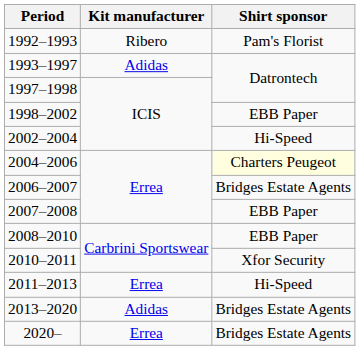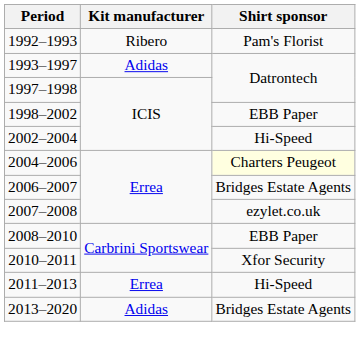(283, 211) EBB Paper -> (283, 211) ezylet.co.uk
- row: (43, 333)
